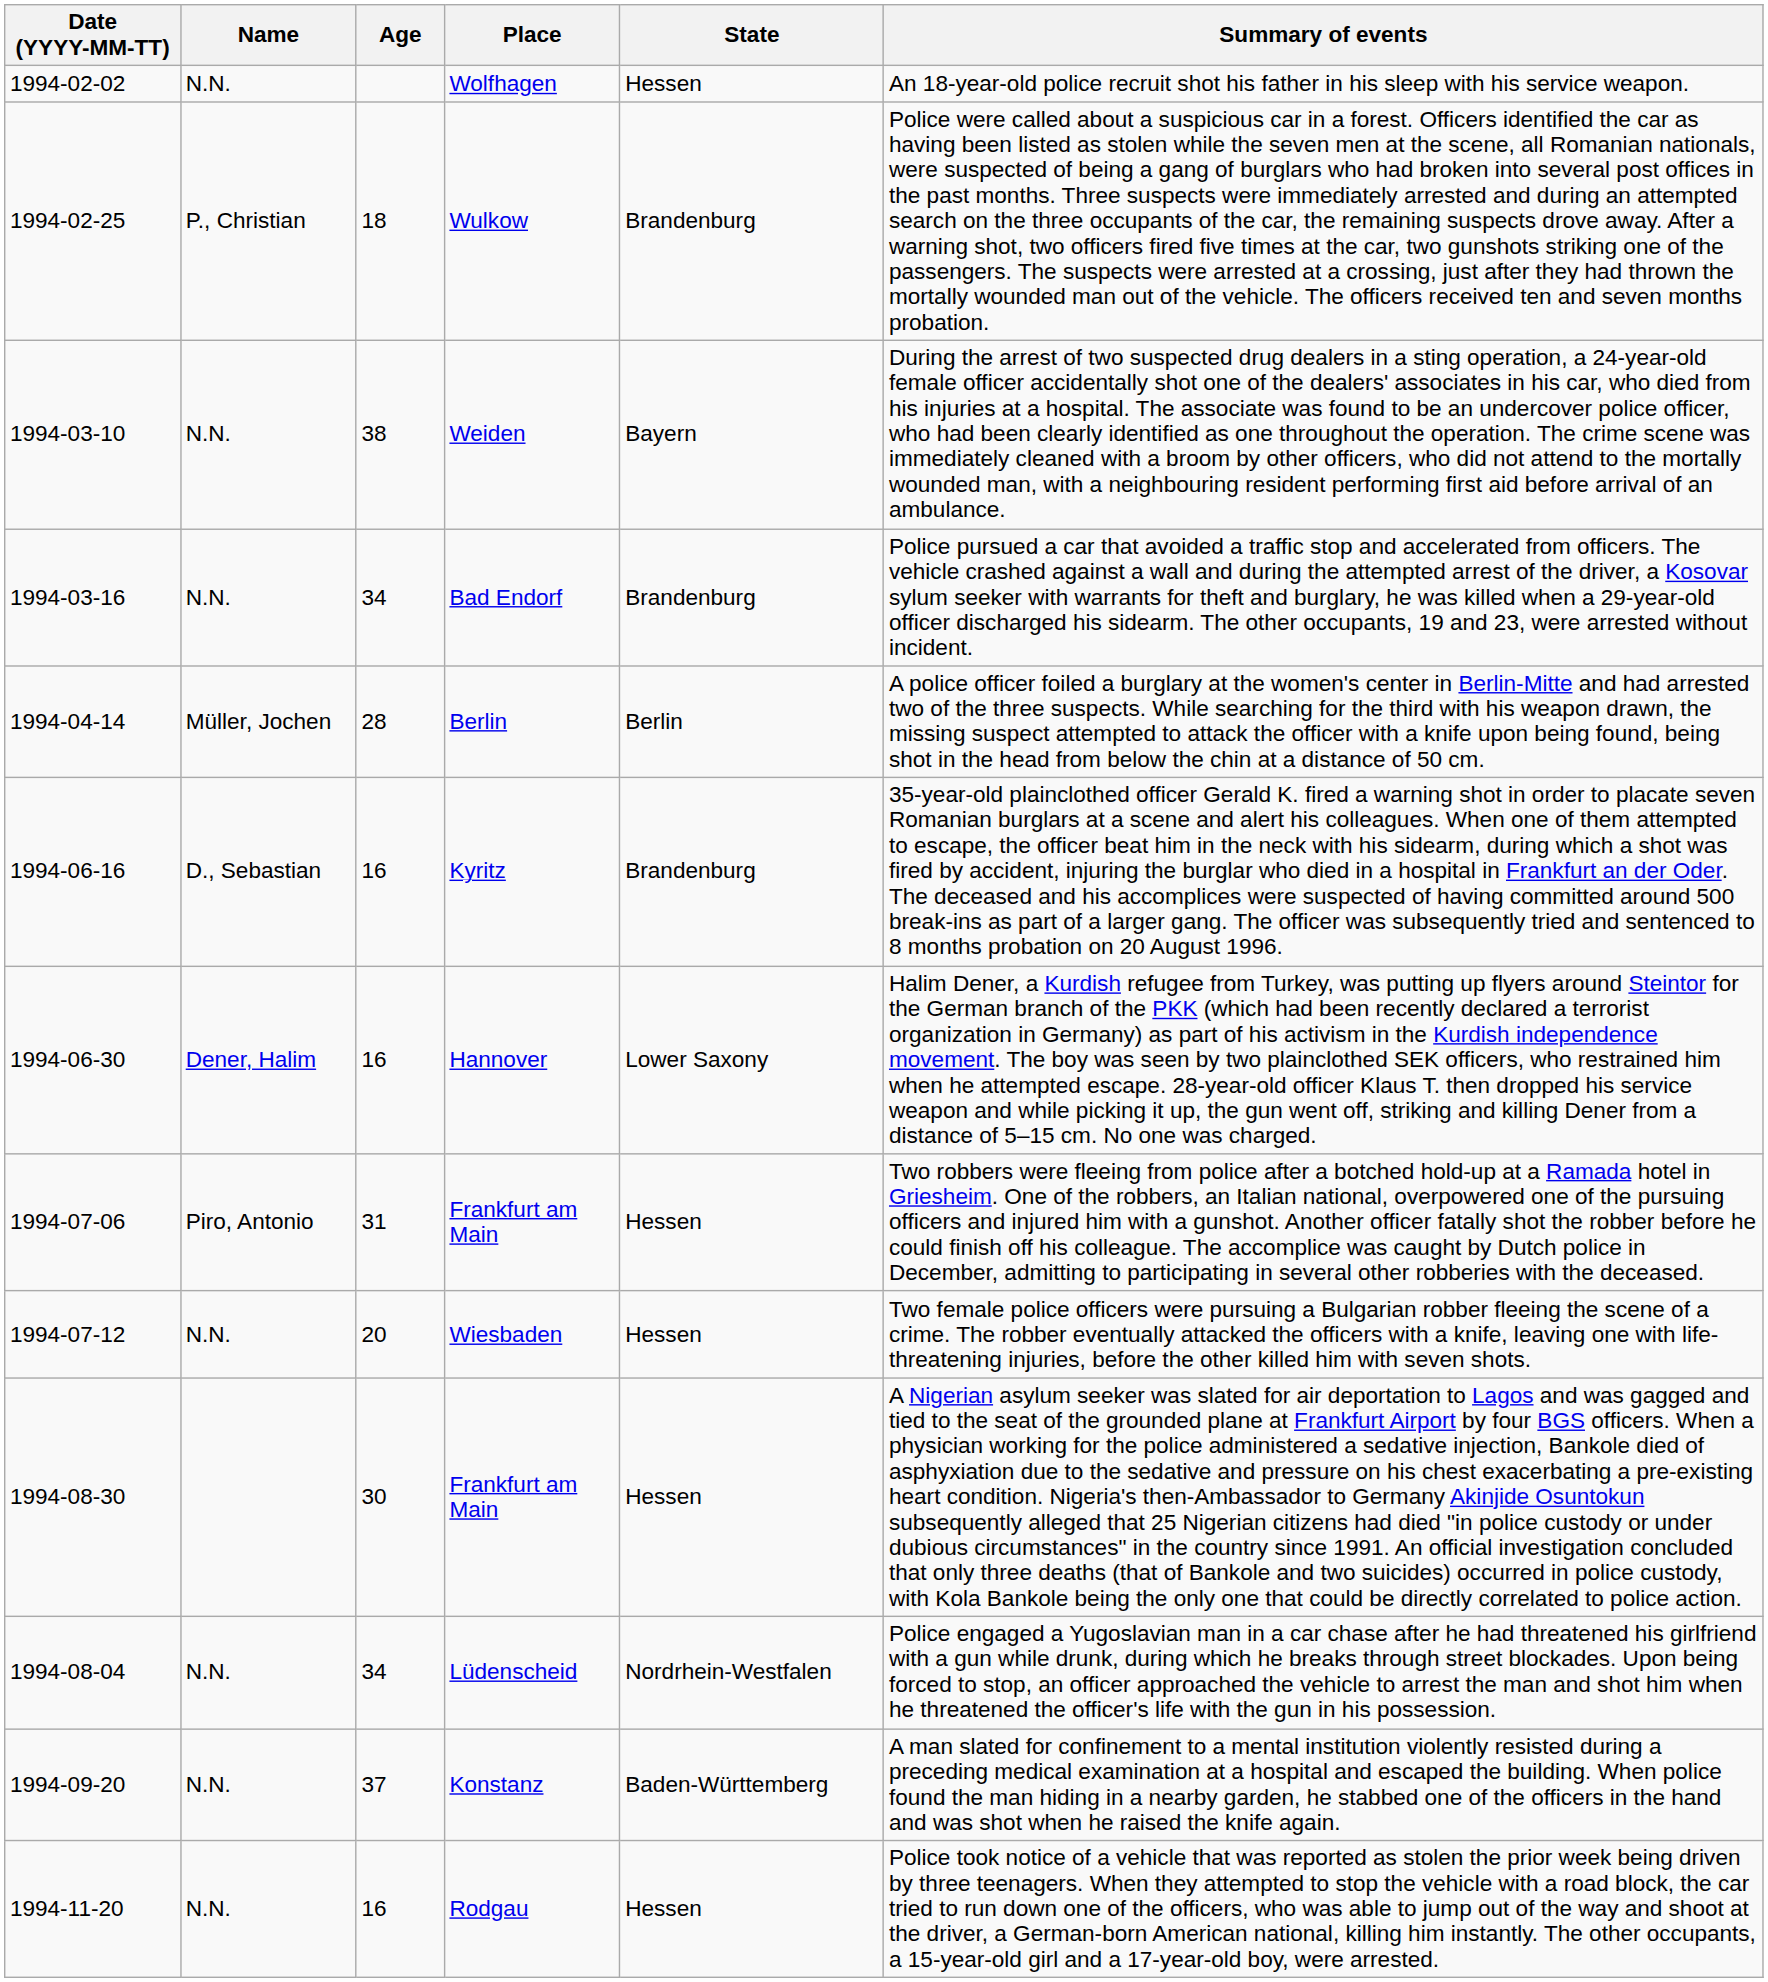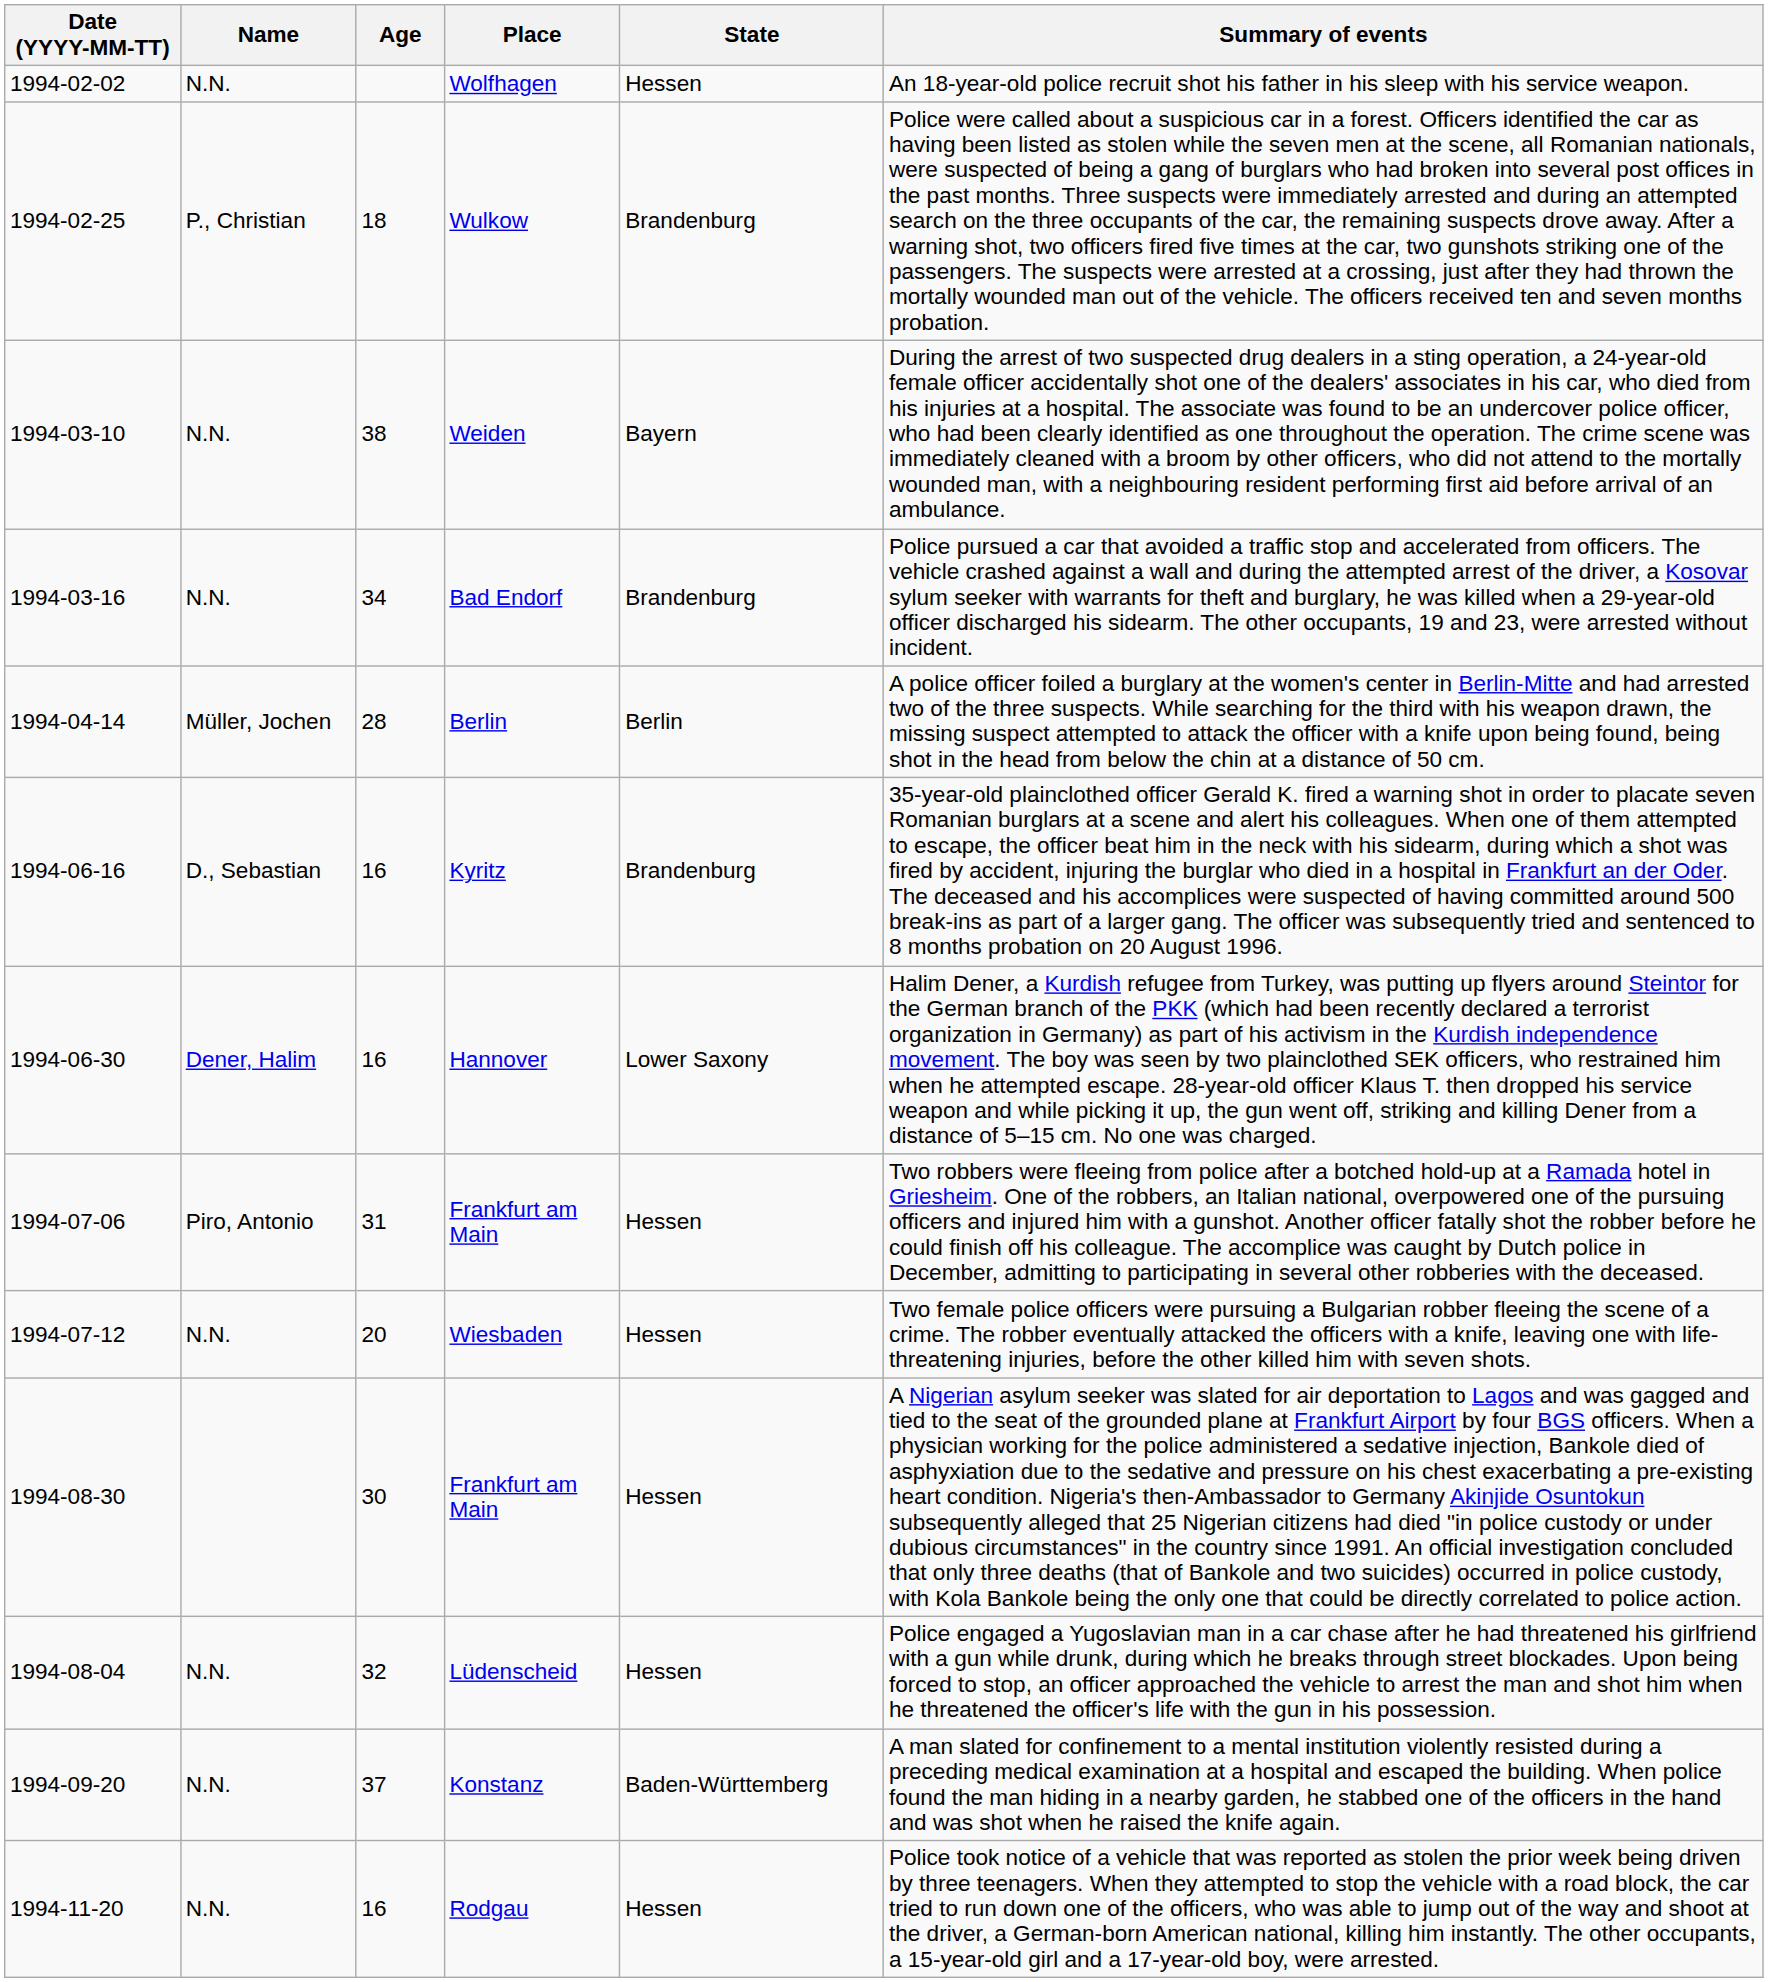(374, 1672) 34 -> (374, 1672) 32
(728, 1672) Nordrhein-Westfalen -> (663, 1672) Hessen
